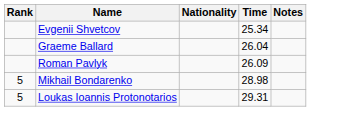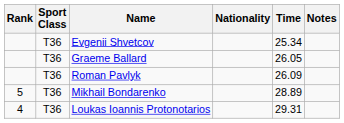+ column: (52, 19)
(255, 47) 26.04 -> (288, 59) 26.05
(255, 81) 28.98 -> (288, 93) 28.89
(20, 98) 5 -> (20, 110) 4
